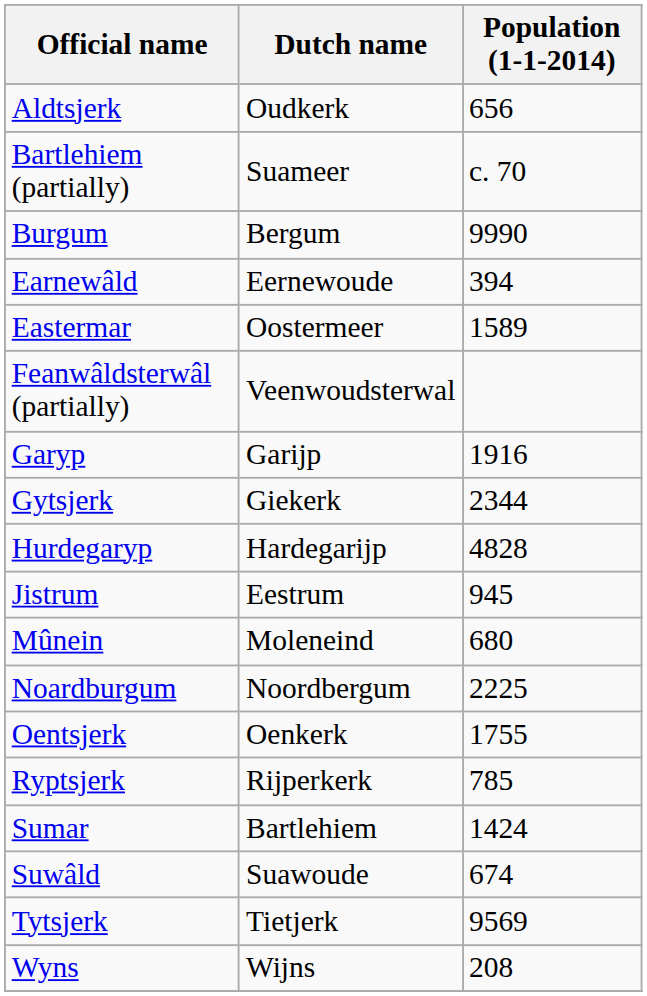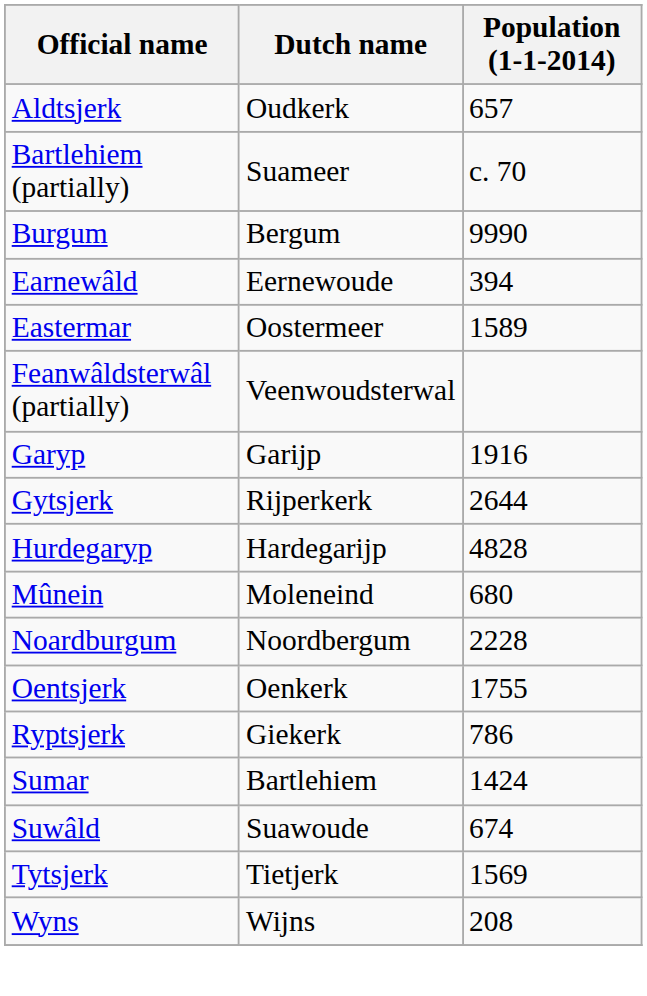(491, 107) 656 -> (491, 107) 657
(293, 500) Giekerk -> (309, 500) Rijperkerk
(498, 500) 2344 -> (498, 500) 2644
- row: (55, 594)
(498, 687) 2225 -> (498, 640) 2228
(309, 780) Rijperkerk -> (293, 734) Giekerk
(491, 780) 785 -> (491, 734) 786
(498, 920) 9569 -> (498, 874) 1569
